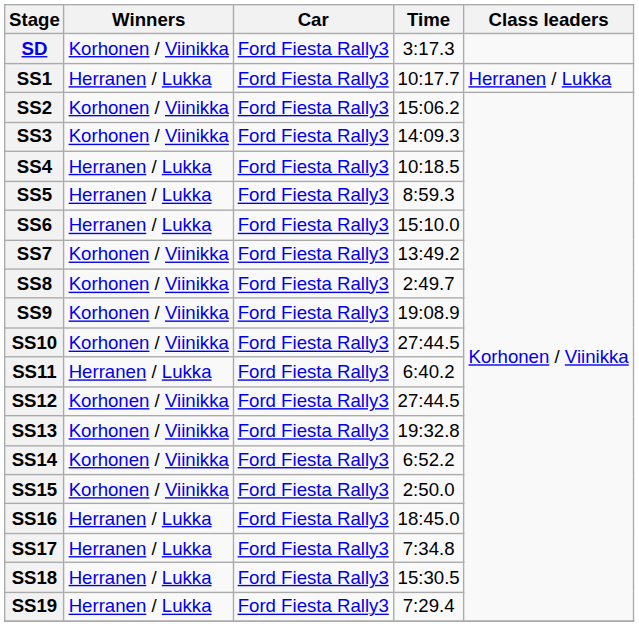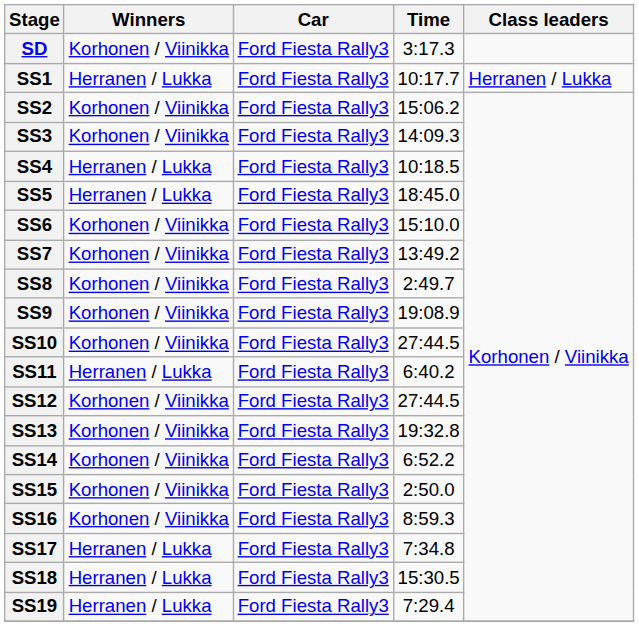(429, 195) 8:59.3 -> (429, 195) 18:45.0
(140, 225) Herranen / Lukka -> (149, 225) Korhonen / Viinikka
(140, 518) Herranen / Lukka -> (149, 518) Korhonen / Viinikka
(429, 518) 18:45.0 -> (429, 518) 8:59.3
